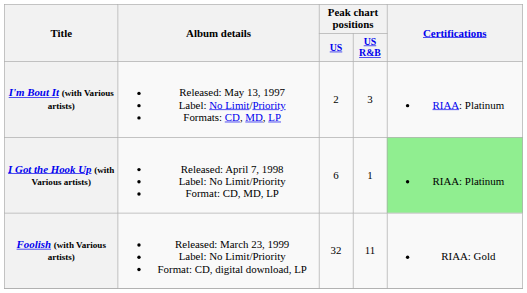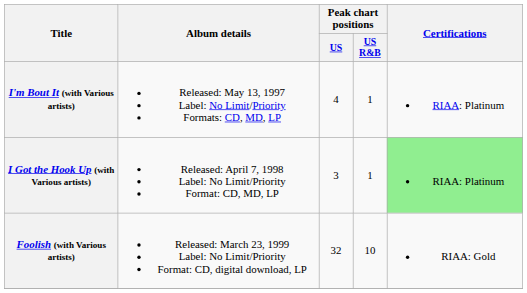(336, 99) 2 -> (336, 99) 4
(370, 99) 3 -> (370, 99) 1
(336, 175) 6 -> (336, 175) 3
(370, 251) 11 -> (370, 251) 10
